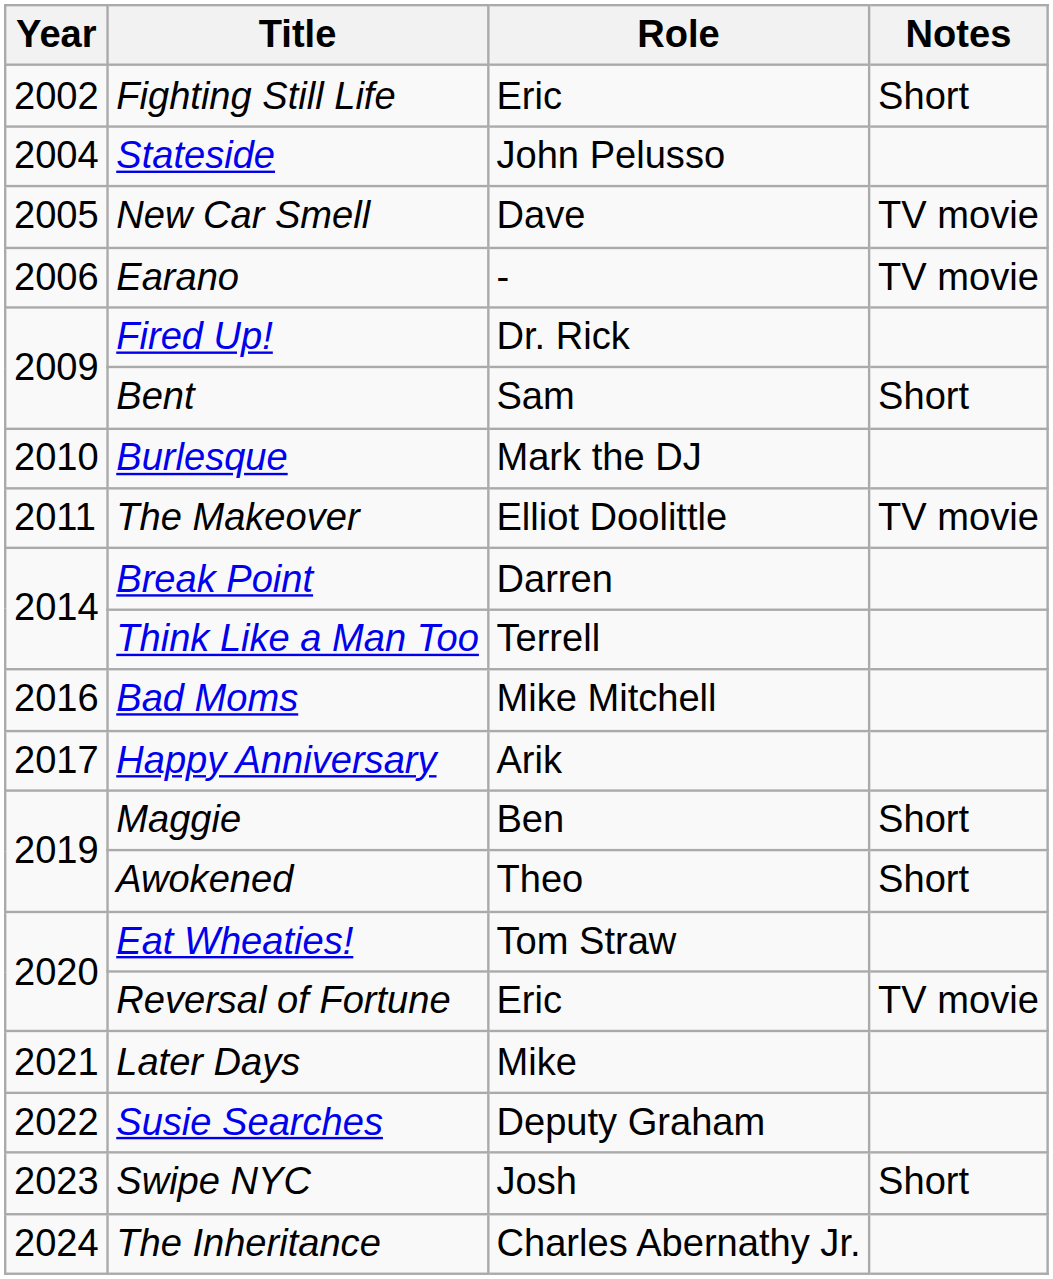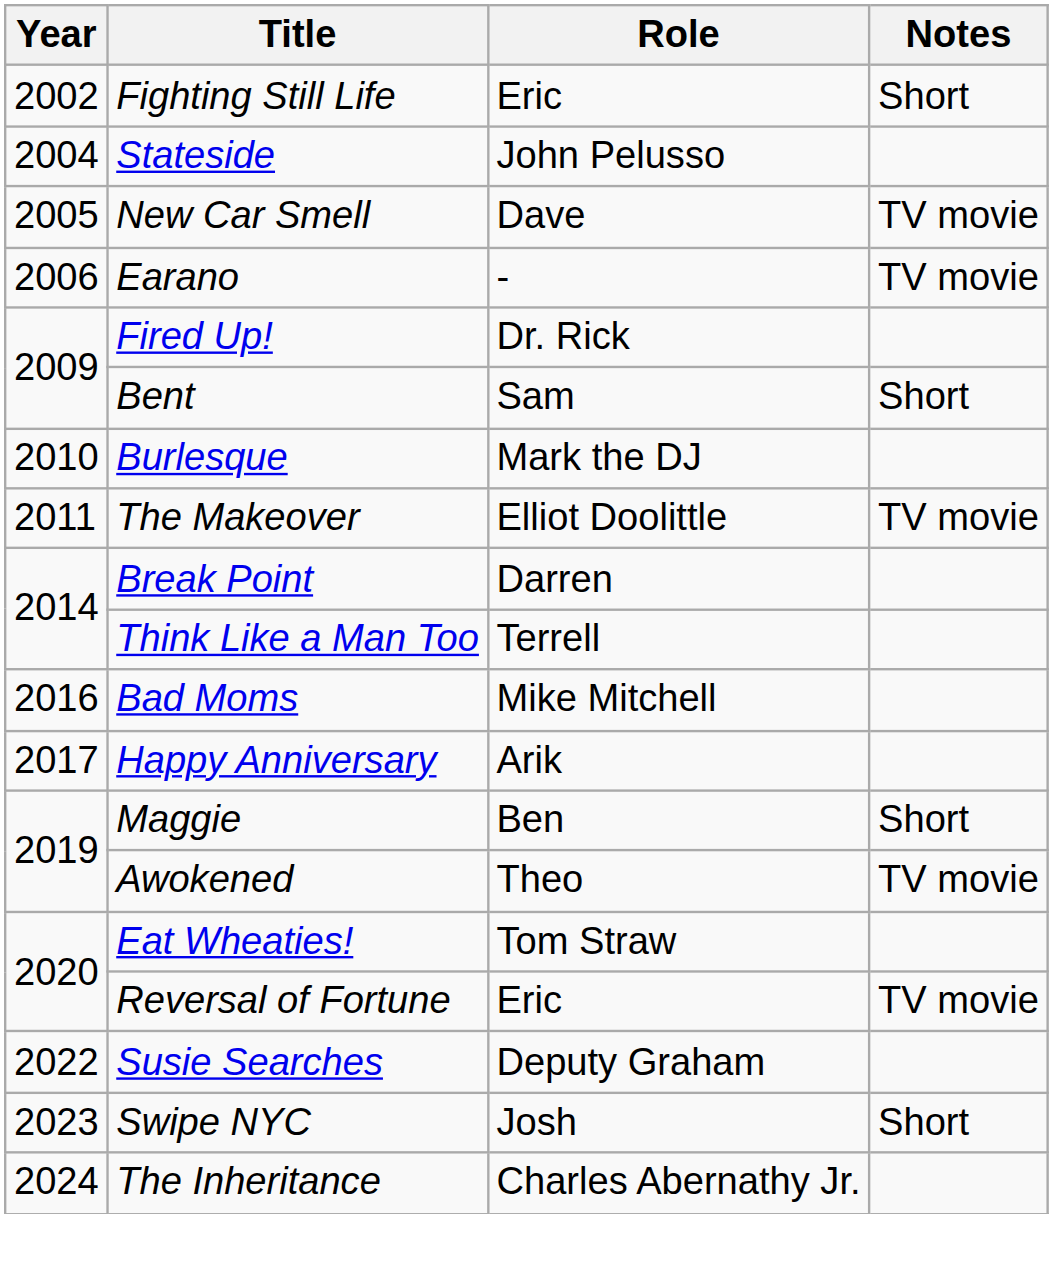(924, 880) Short -> (959, 880) TV movie
- row: (208, 1061)
